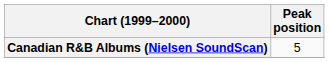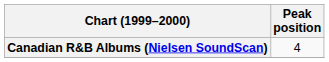(297, 47) 5 -> (297, 47) 4
